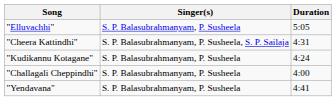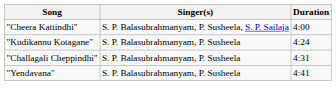- row: (30, 27)
(301, 42) 4:31 -> (301, 27) 4:00
(301, 73) 4:00 -> (301, 58) 4:31
